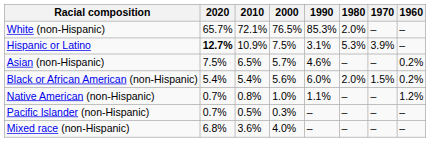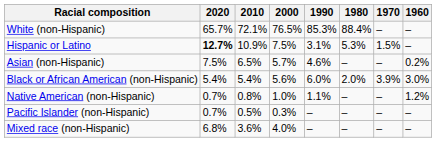(354, 30) 2.0% -> (356, 30) 88.4%
(382, 46) 3.9% -> (388, 46) 1.5%
(382, 79) 1.5% -> (388, 79) 3.9%
(411, 79) 0.2% -> (417, 79) 3.0%
